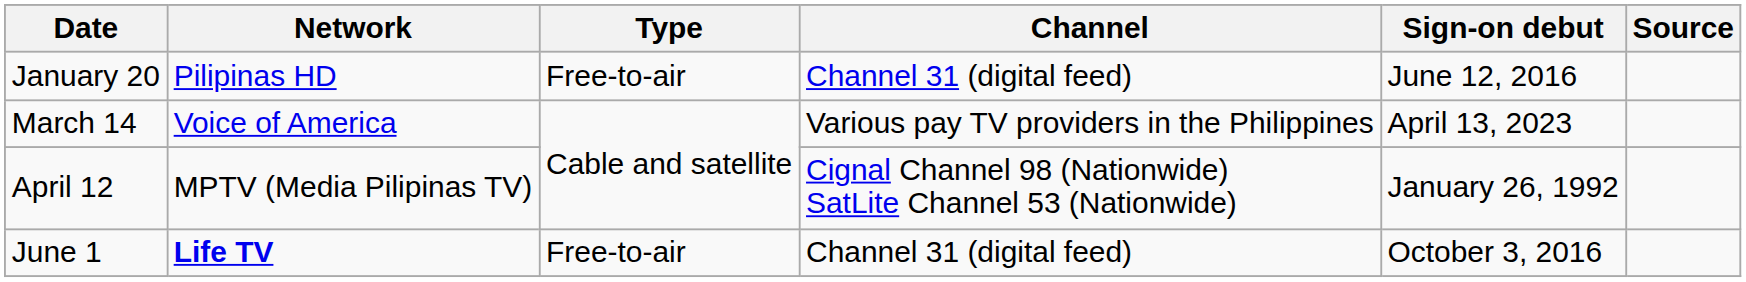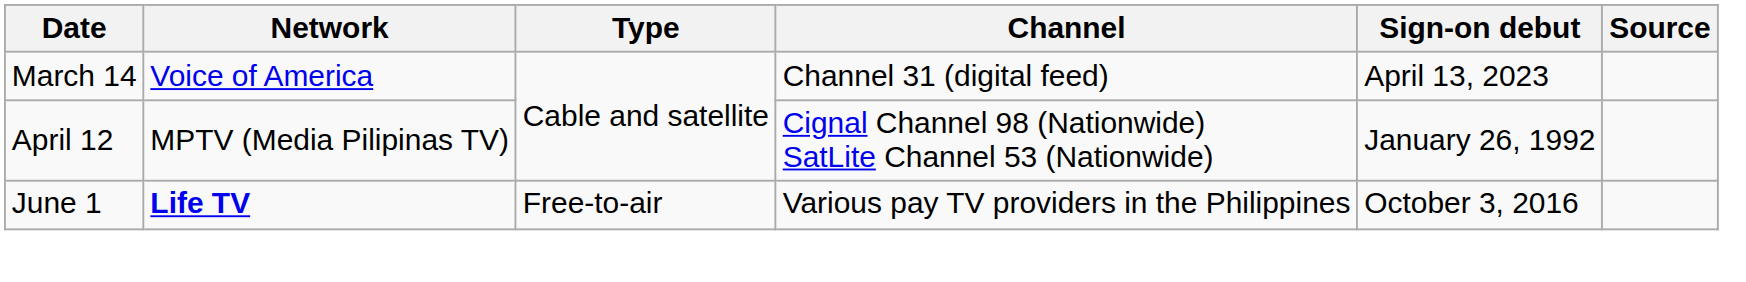- row: (86, 75)
(1090, 123) Various pay TV providers in the Philippines -> (946, 75) Channel 31 (digital feed)
(969, 251) Channel 31 (digital feed) -> (1067, 204) Various pay TV providers in the Philippines
